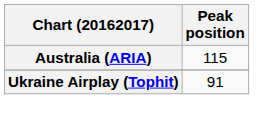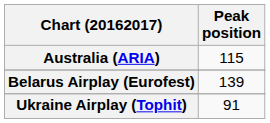+ row: (101, 81)
